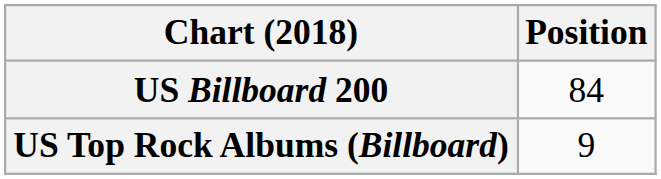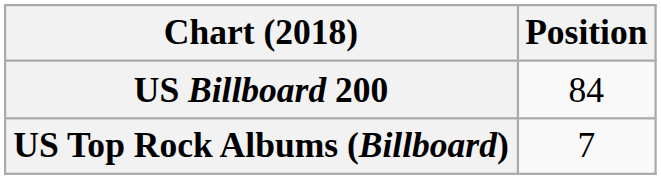(586, 145) 9 -> (586, 145) 7
